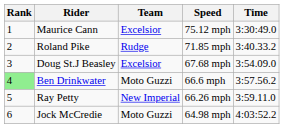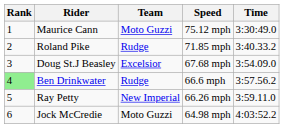(141, 30) Excelsior -> (146, 30) Moto Guzzi
(146, 81) Moto Guzzi -> (135, 81) Rudge
